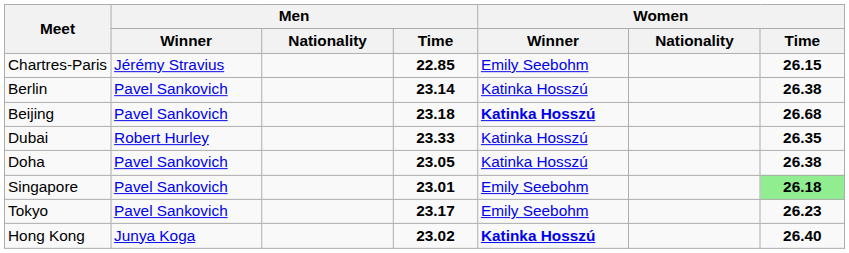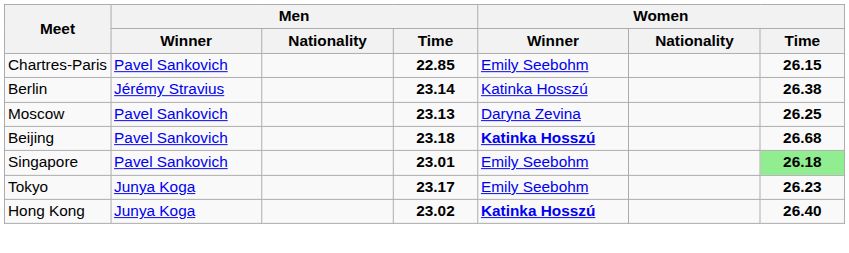(169, 65) Jérémy Stravius -> (171, 65) Pavel Sankovich
(171, 89) Pavel Sankovich -> (169, 89) Jérémy Stravius
+ row: (36, 114)
- row: (28, 138)
- row: (26, 162)
(171, 211) Pavel Sankovich -> (155, 187) Junya Koga
